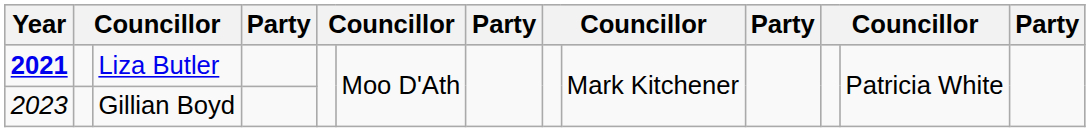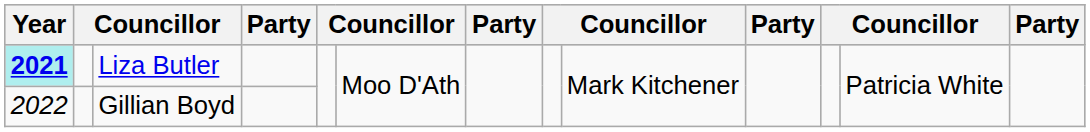(39, 65) no background -> (39, 65) paleturquoise background
(39, 106) 2023 -> (39, 106) 2022
